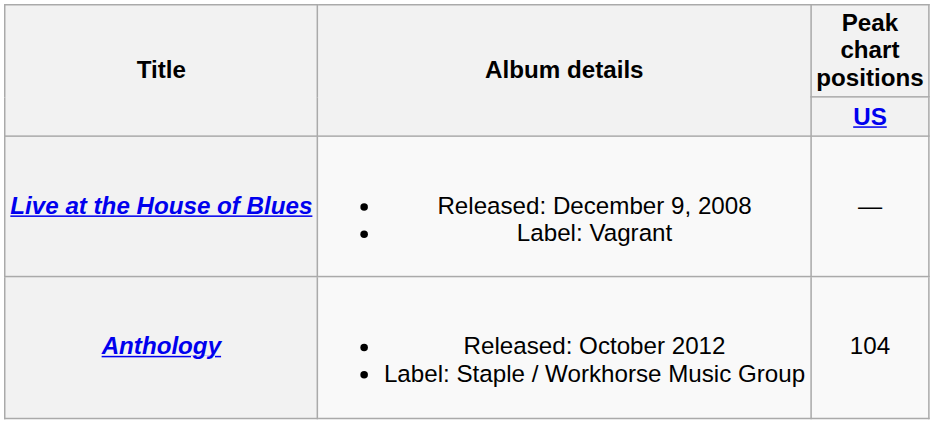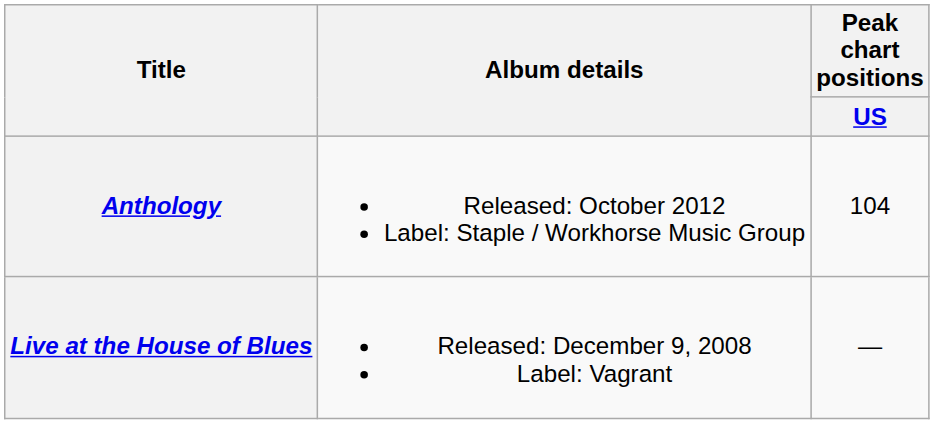rows swapped: (161, 205) <-> (161, 346)
